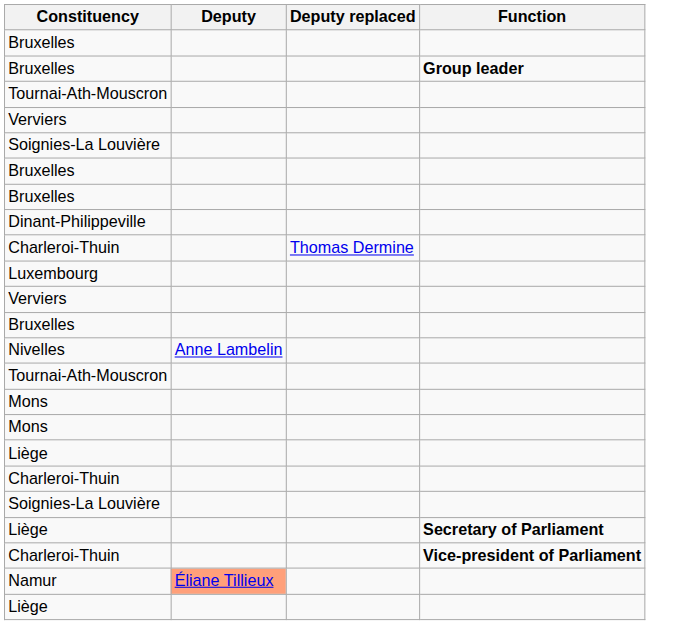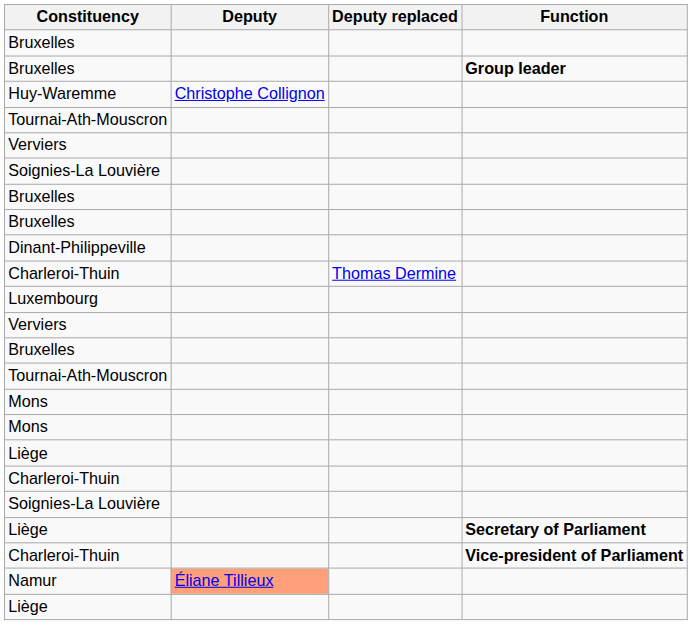+ row: (62, 94)
- row: (37, 350)
